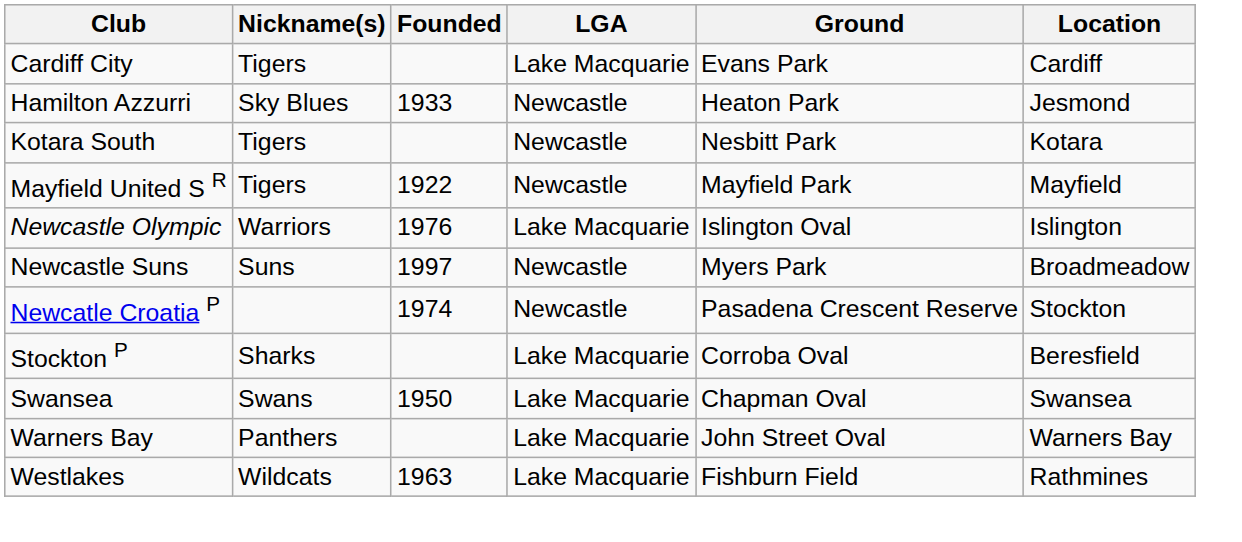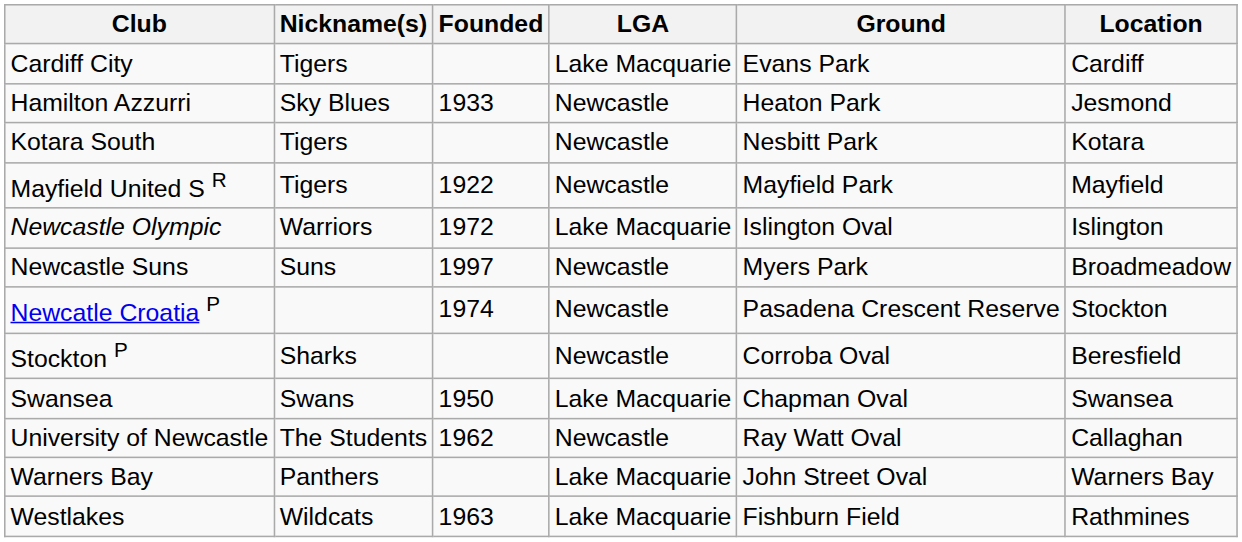(425, 227) 1976 -> (466, 227) 1972
(601, 355) Lake Macquarie -> (612, 355) Newcastle
+ row: (139, 437)
